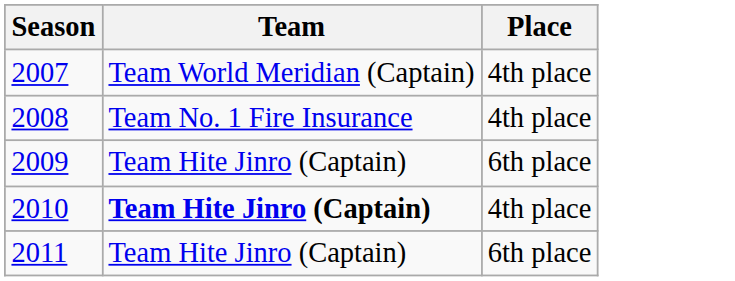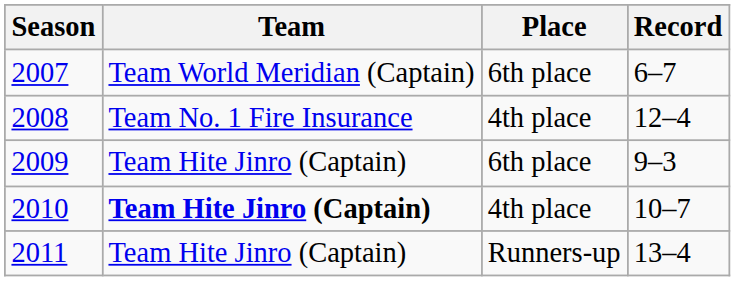+ column: (678, 27)
(540, 72) 4th place -> (540, 72) 6th place
(540, 252) 6th place -> (554, 252) Runners-up
